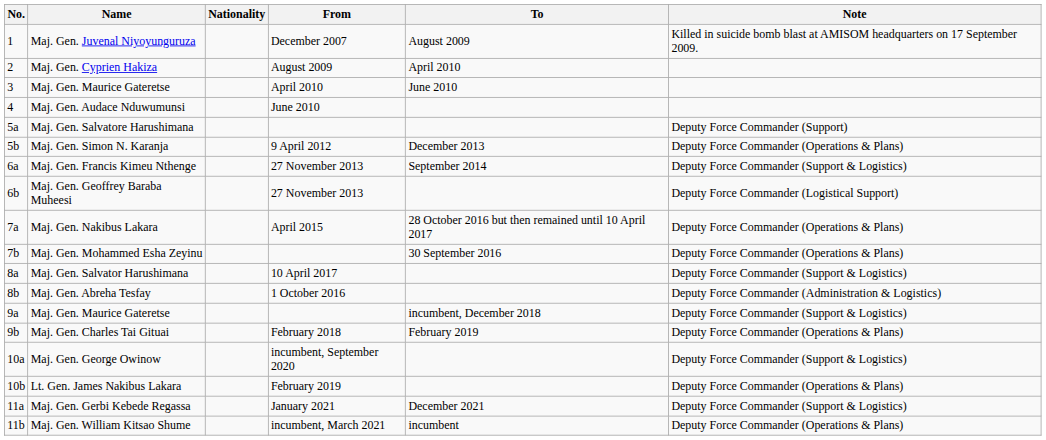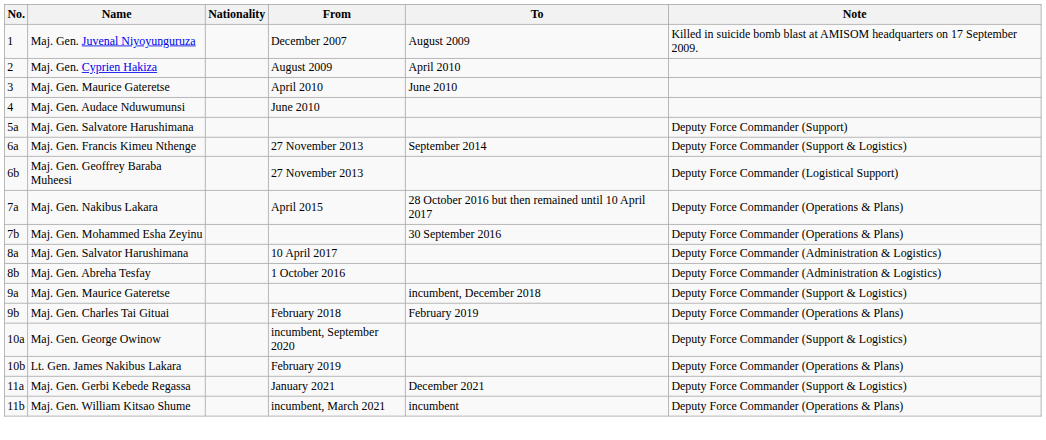- row: (13, 147)
(789, 273) Deputy Force Commander (Support & Logistics) -> (806, 254) Deputy Force Commander (Administration & Logistics)
